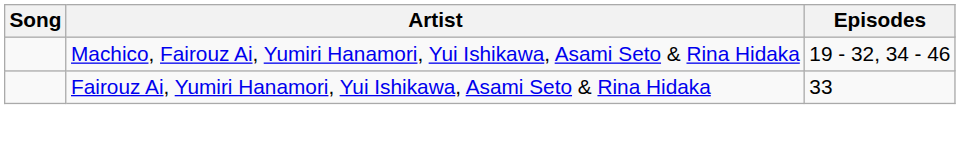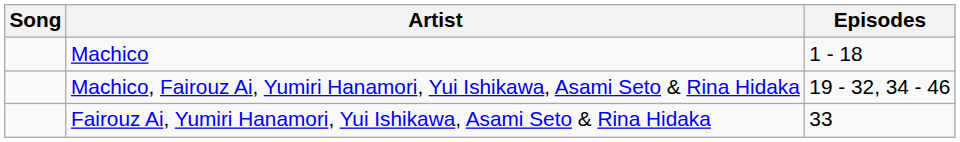+ row: (110, 53)
